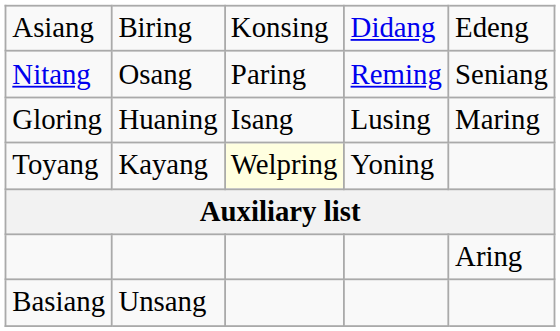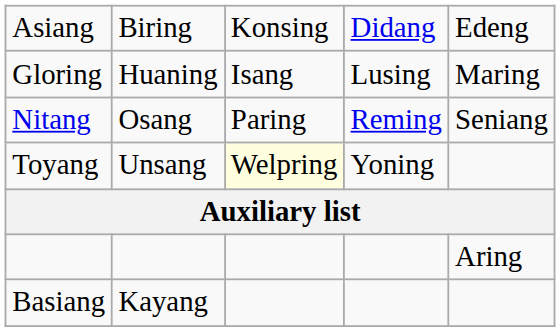rows swapped: (57, 119) <-> (52, 73)
(163, 165) Kayang -> (162, 165) Unsang
(162, 302) Unsang -> (163, 302) Kayang
